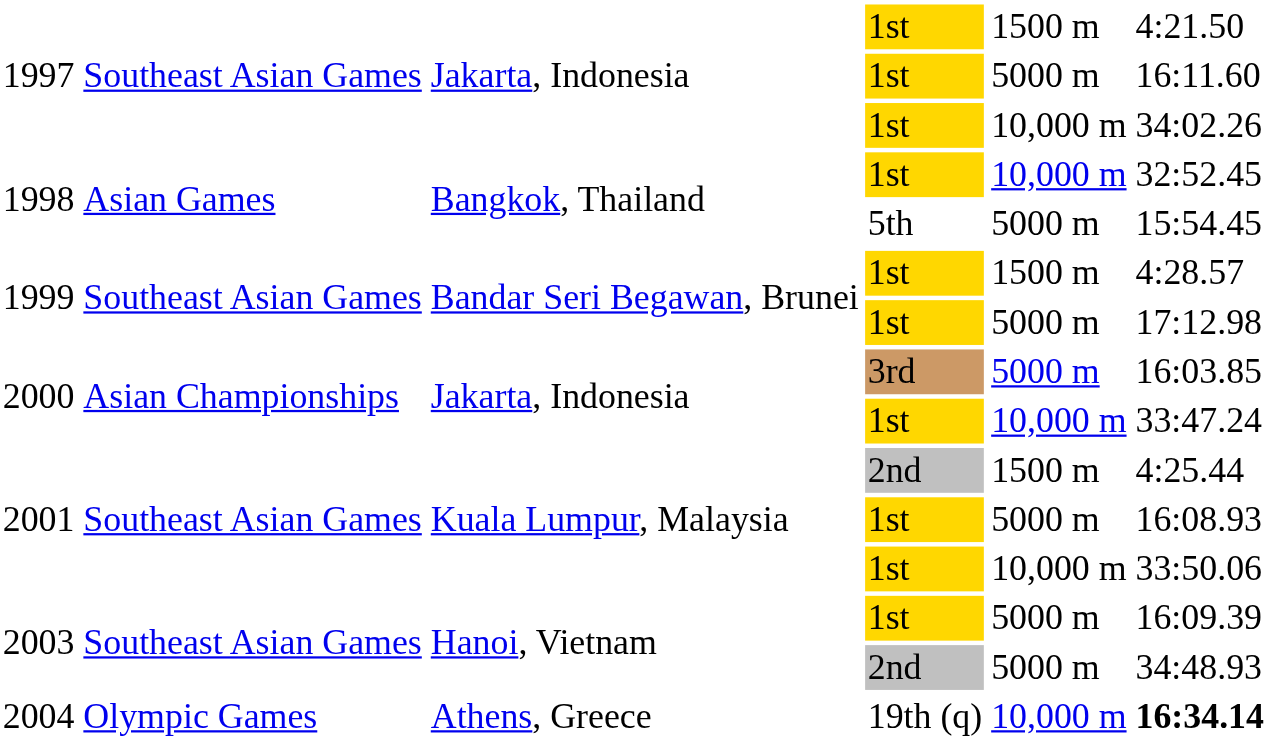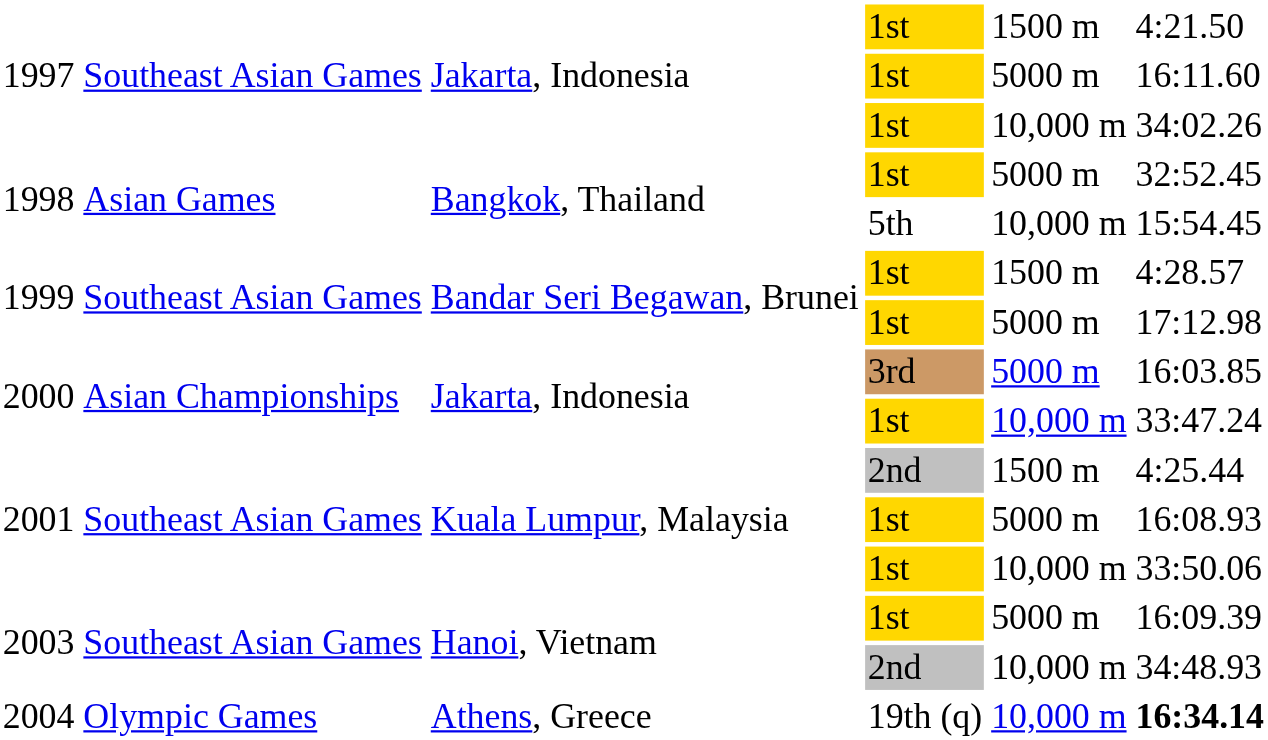(1059, 174) 10,000 m -> (1045, 174) 5000 m
(1045, 223) 5000 m -> (1059, 223) 10,000 m
(1045, 666) 5000 m -> (1059, 666) 10,000 m
